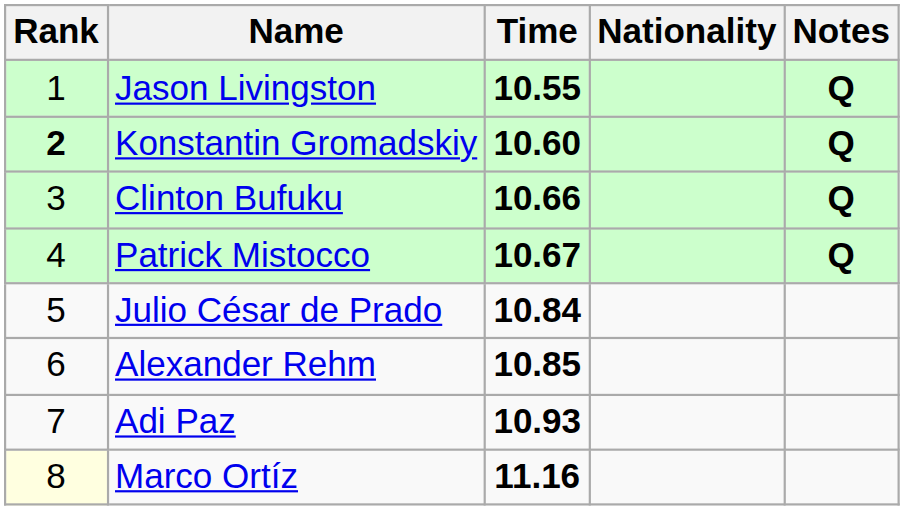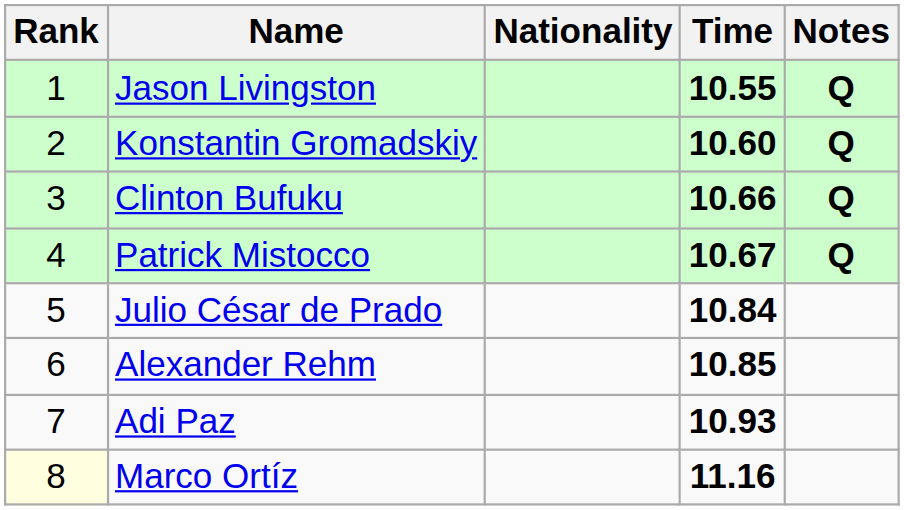columns swapped: (687, 32) <-> (537, 32)
(56, 143) bold -> (56, 143) normal
